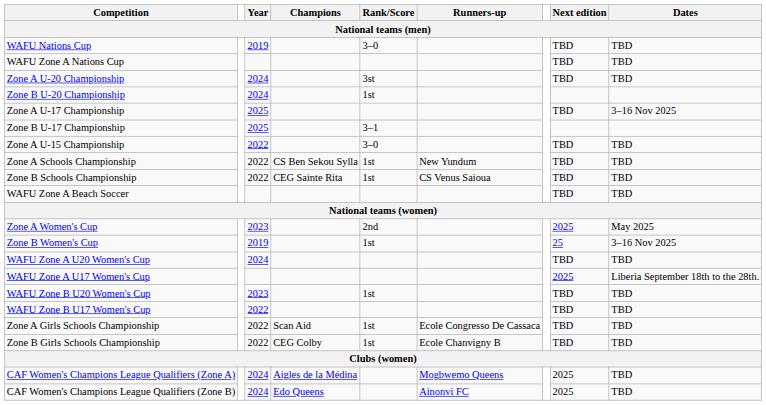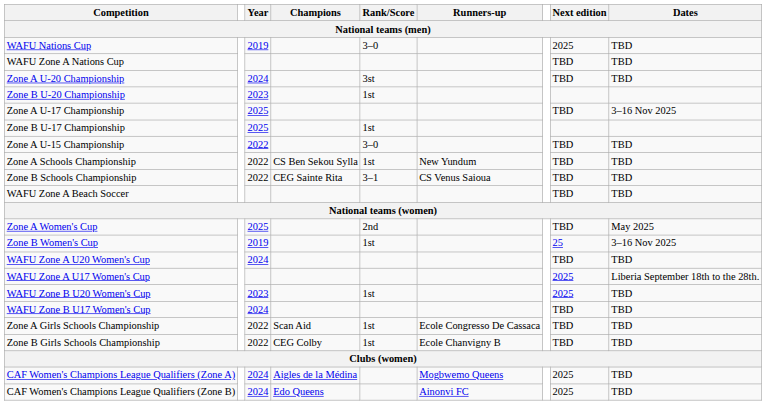(563, 45) TBD -> (563, 45) 2025
(258, 95) 2024 -> (258, 95) 2023
(370, 128) 3–1 -> (369, 128) 1st
(369, 177) 1st -> (370, 177) 3–1
(258, 227) 2023 -> (258, 227) 2025
(563, 227) 2025 -> (563, 227) TBD
(563, 293) TBD -> (563, 293) 2025
(258, 309) 2022 -> (258, 309) 2024
